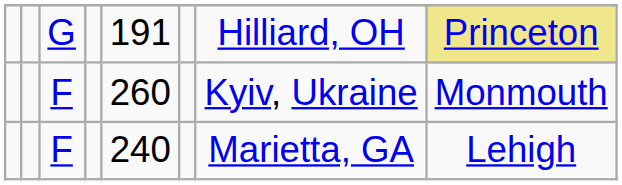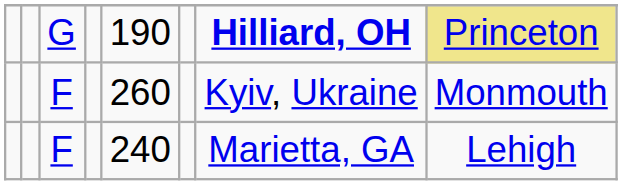(140, 33) 191 -> (140, 33) 190
(311, 33) normal -> (311, 33) bold
